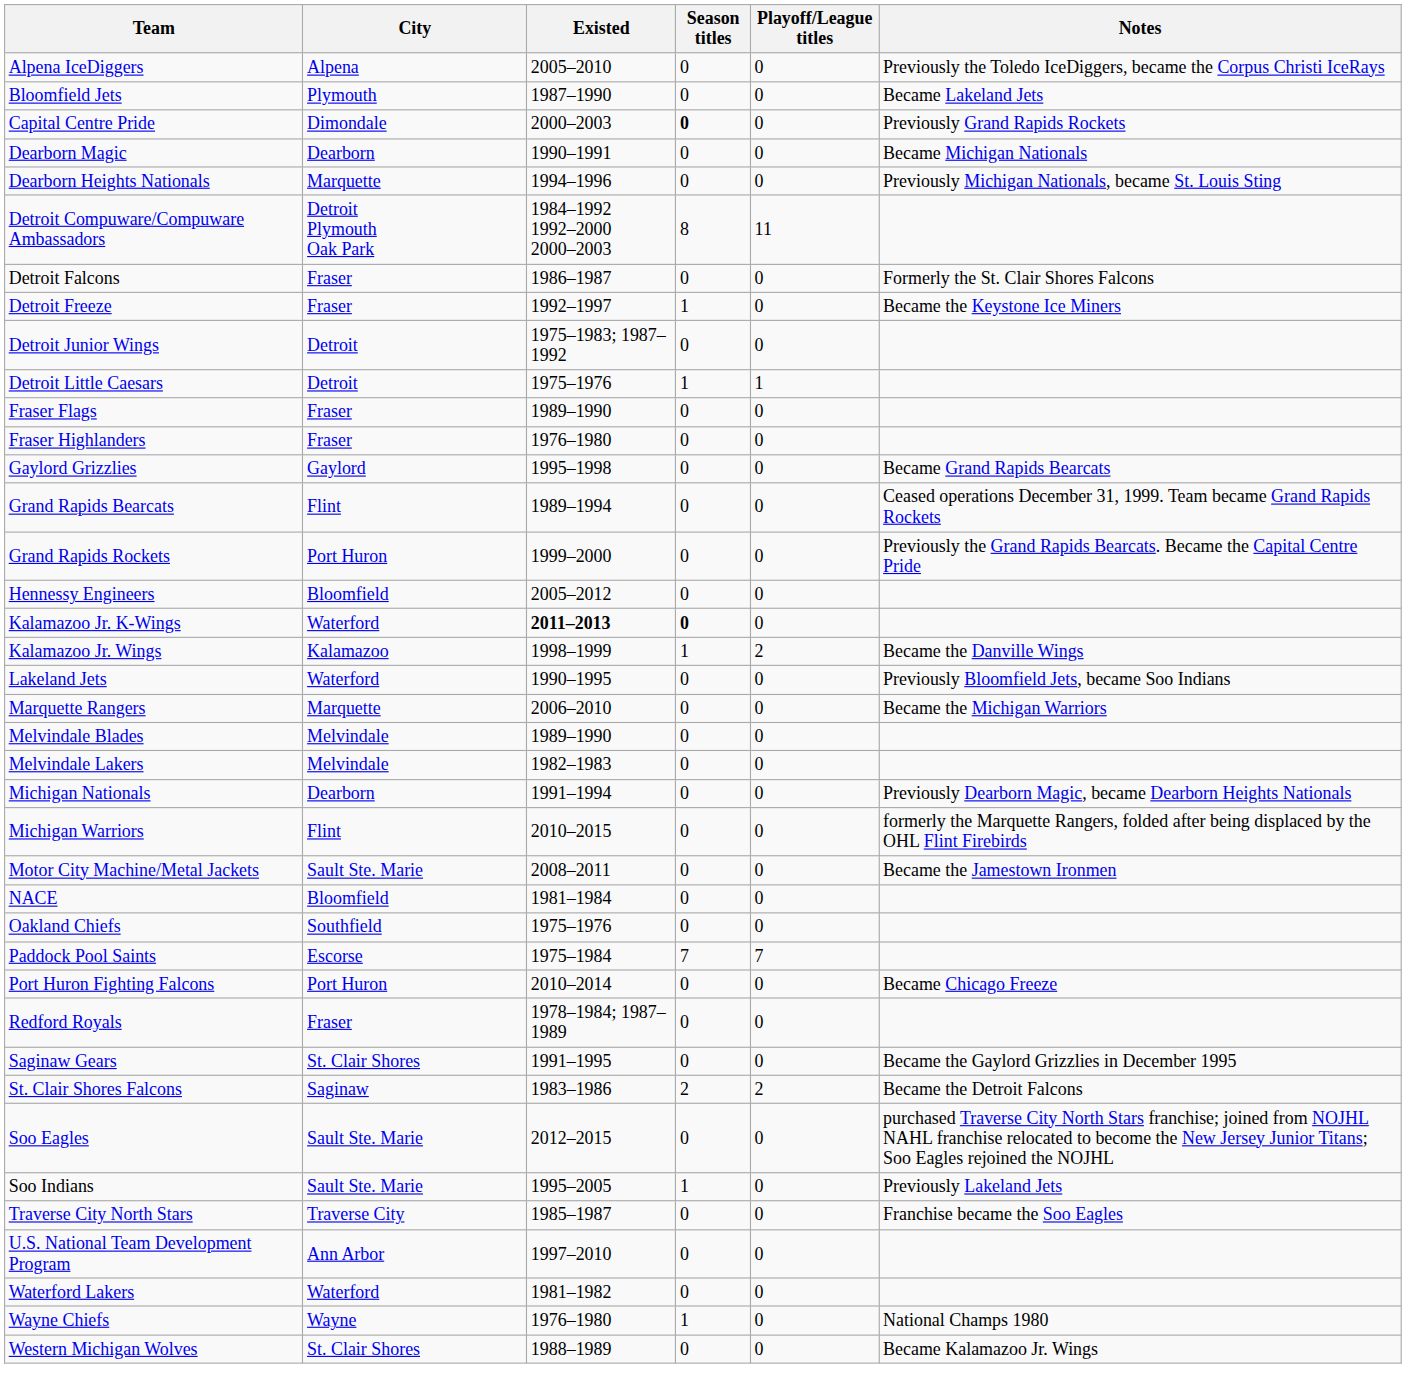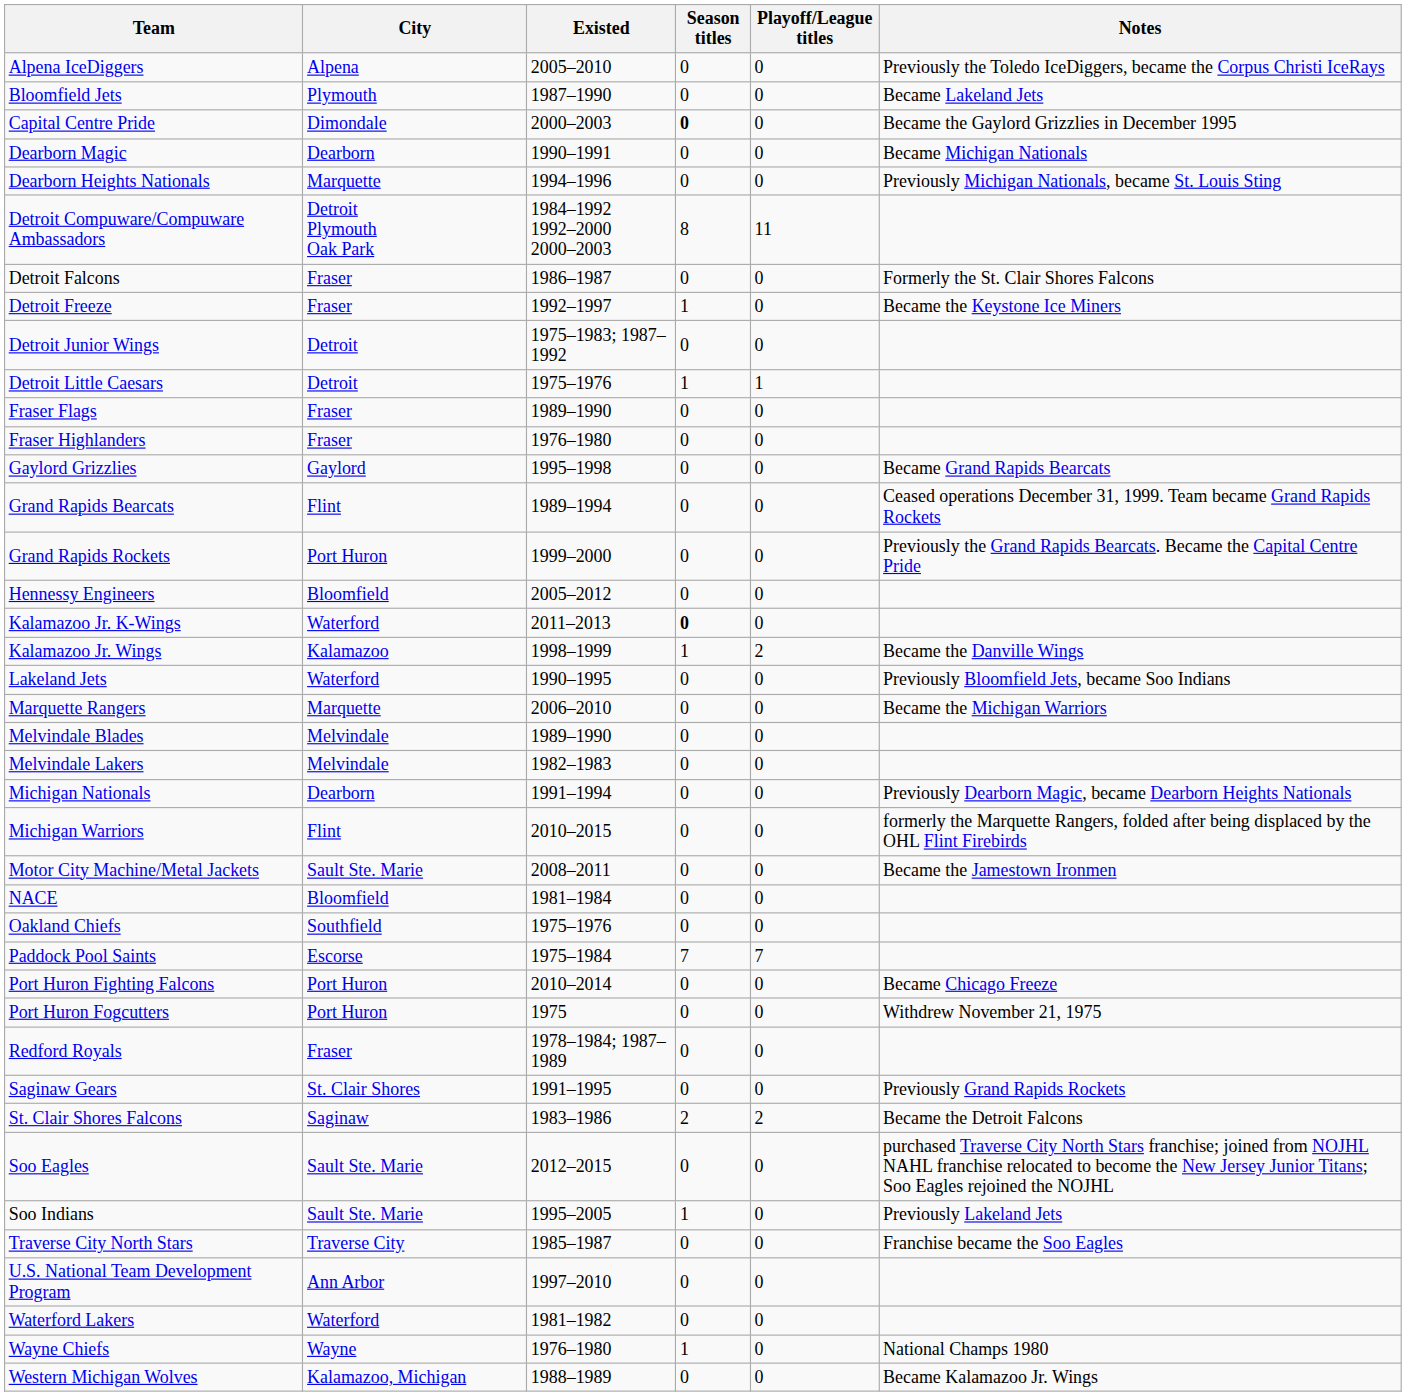(1004, 124) Previously Grand Rapids Rockets -> (1060, 124) Became the Gaylord Grizzlies in December 1995
(571, 622) bold -> (571, 622) normal
+ row: (89, 1012)
(1060, 1061) Became the Gaylord Grizzlies in December 1995 -> (1004, 1089) Previously Grand Rapids Rockets
(364, 1348) St. Clair Shores -> (387, 1377) Kalamazoo, Michigan
